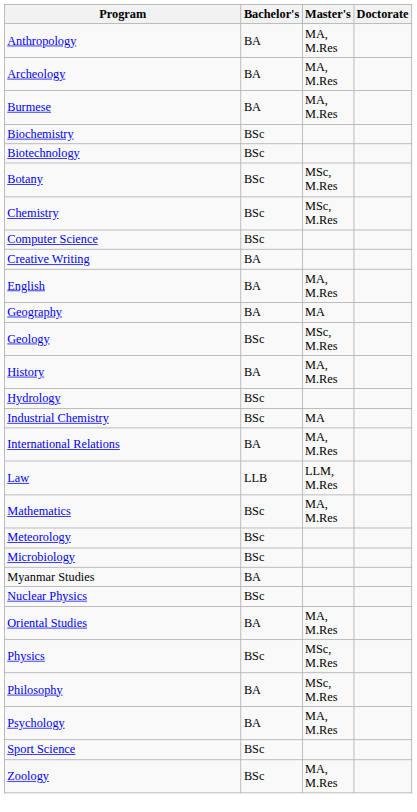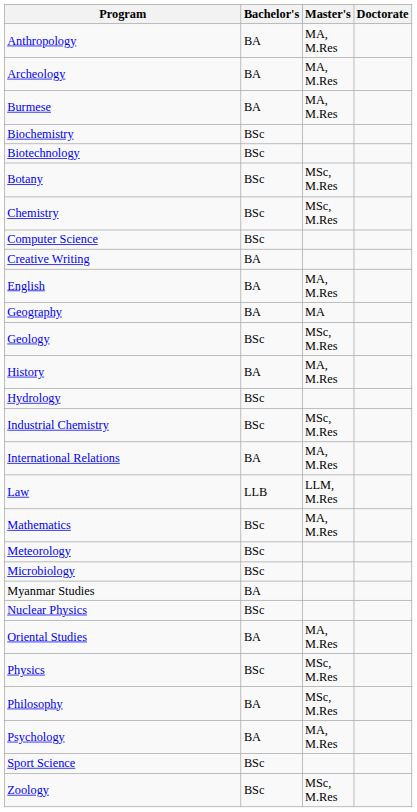(315, 418) MA -> (321, 425) MSc, M.Res
(321, 776) MA, M.Res -> (321, 790) MSc, M.Res
